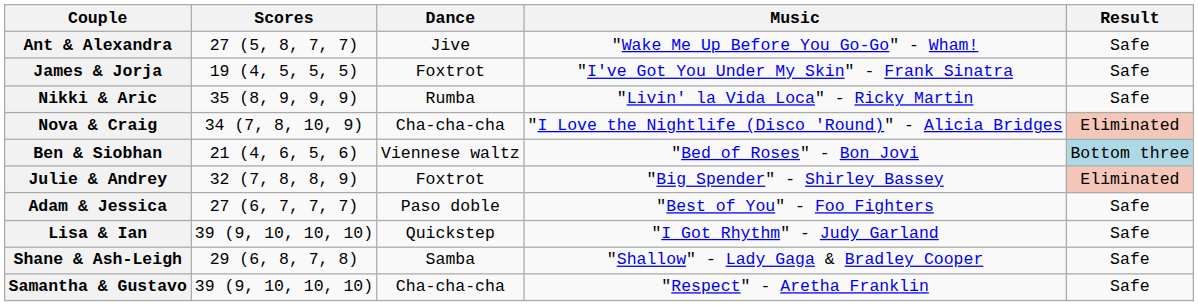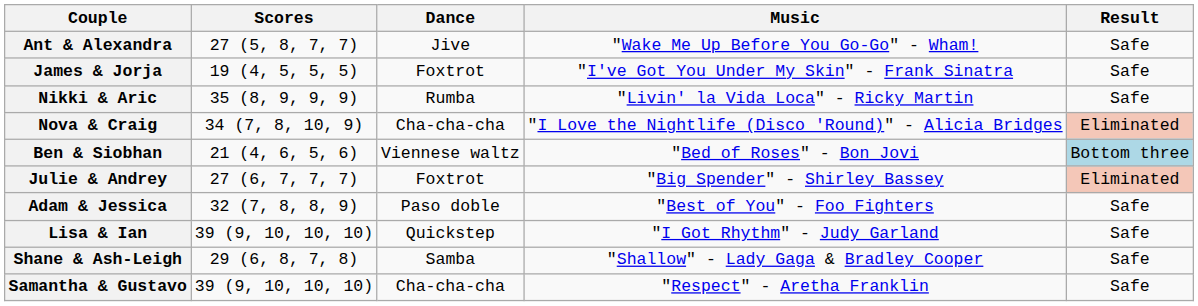(284, 180) 32 (7, 8, 8, 9) -> (284, 180) 27 (6, 7, 7, 7)
(284, 206) 27 (6, 7, 7, 7) -> (284, 206) 32 (7, 8, 8, 9)
